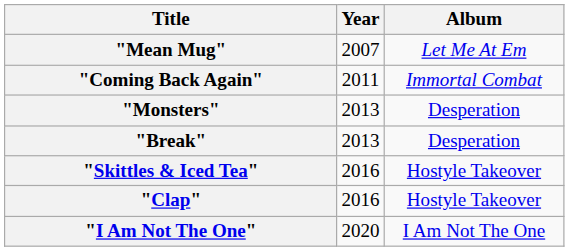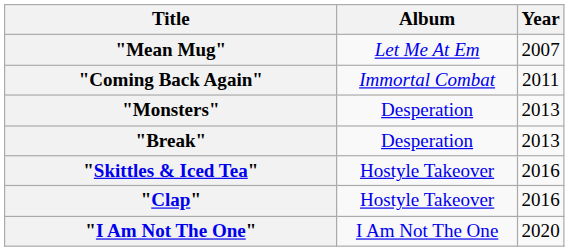columns swapped: (360, 19) <-> (474, 19)
